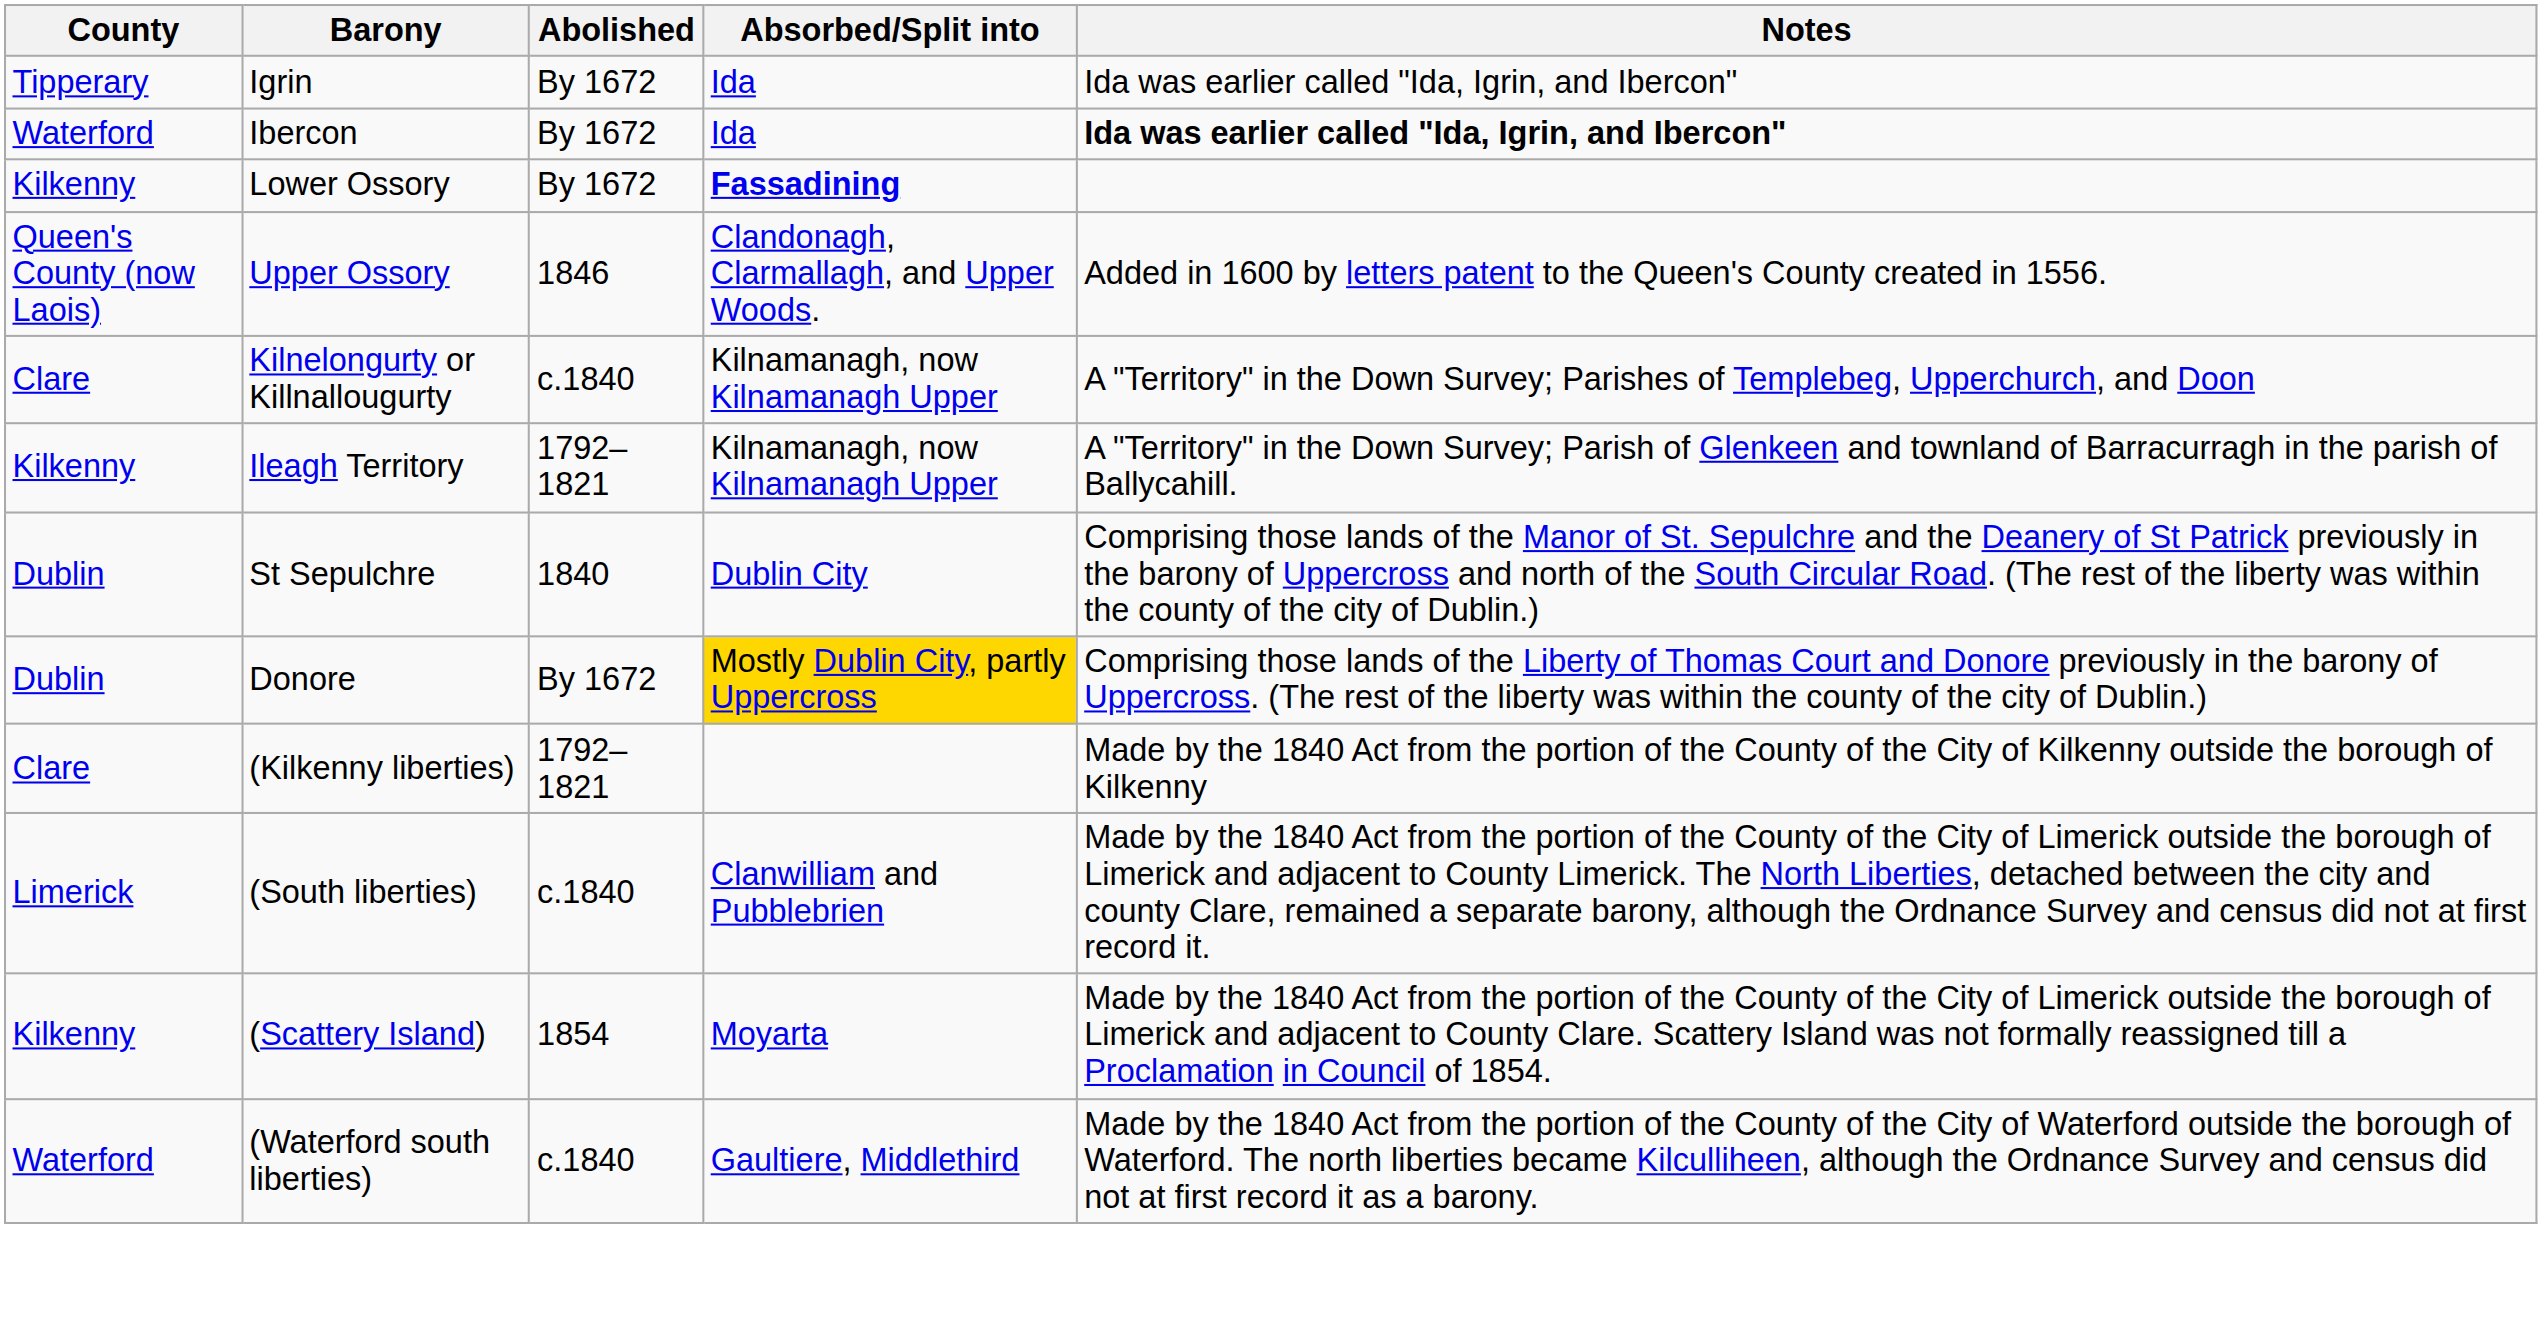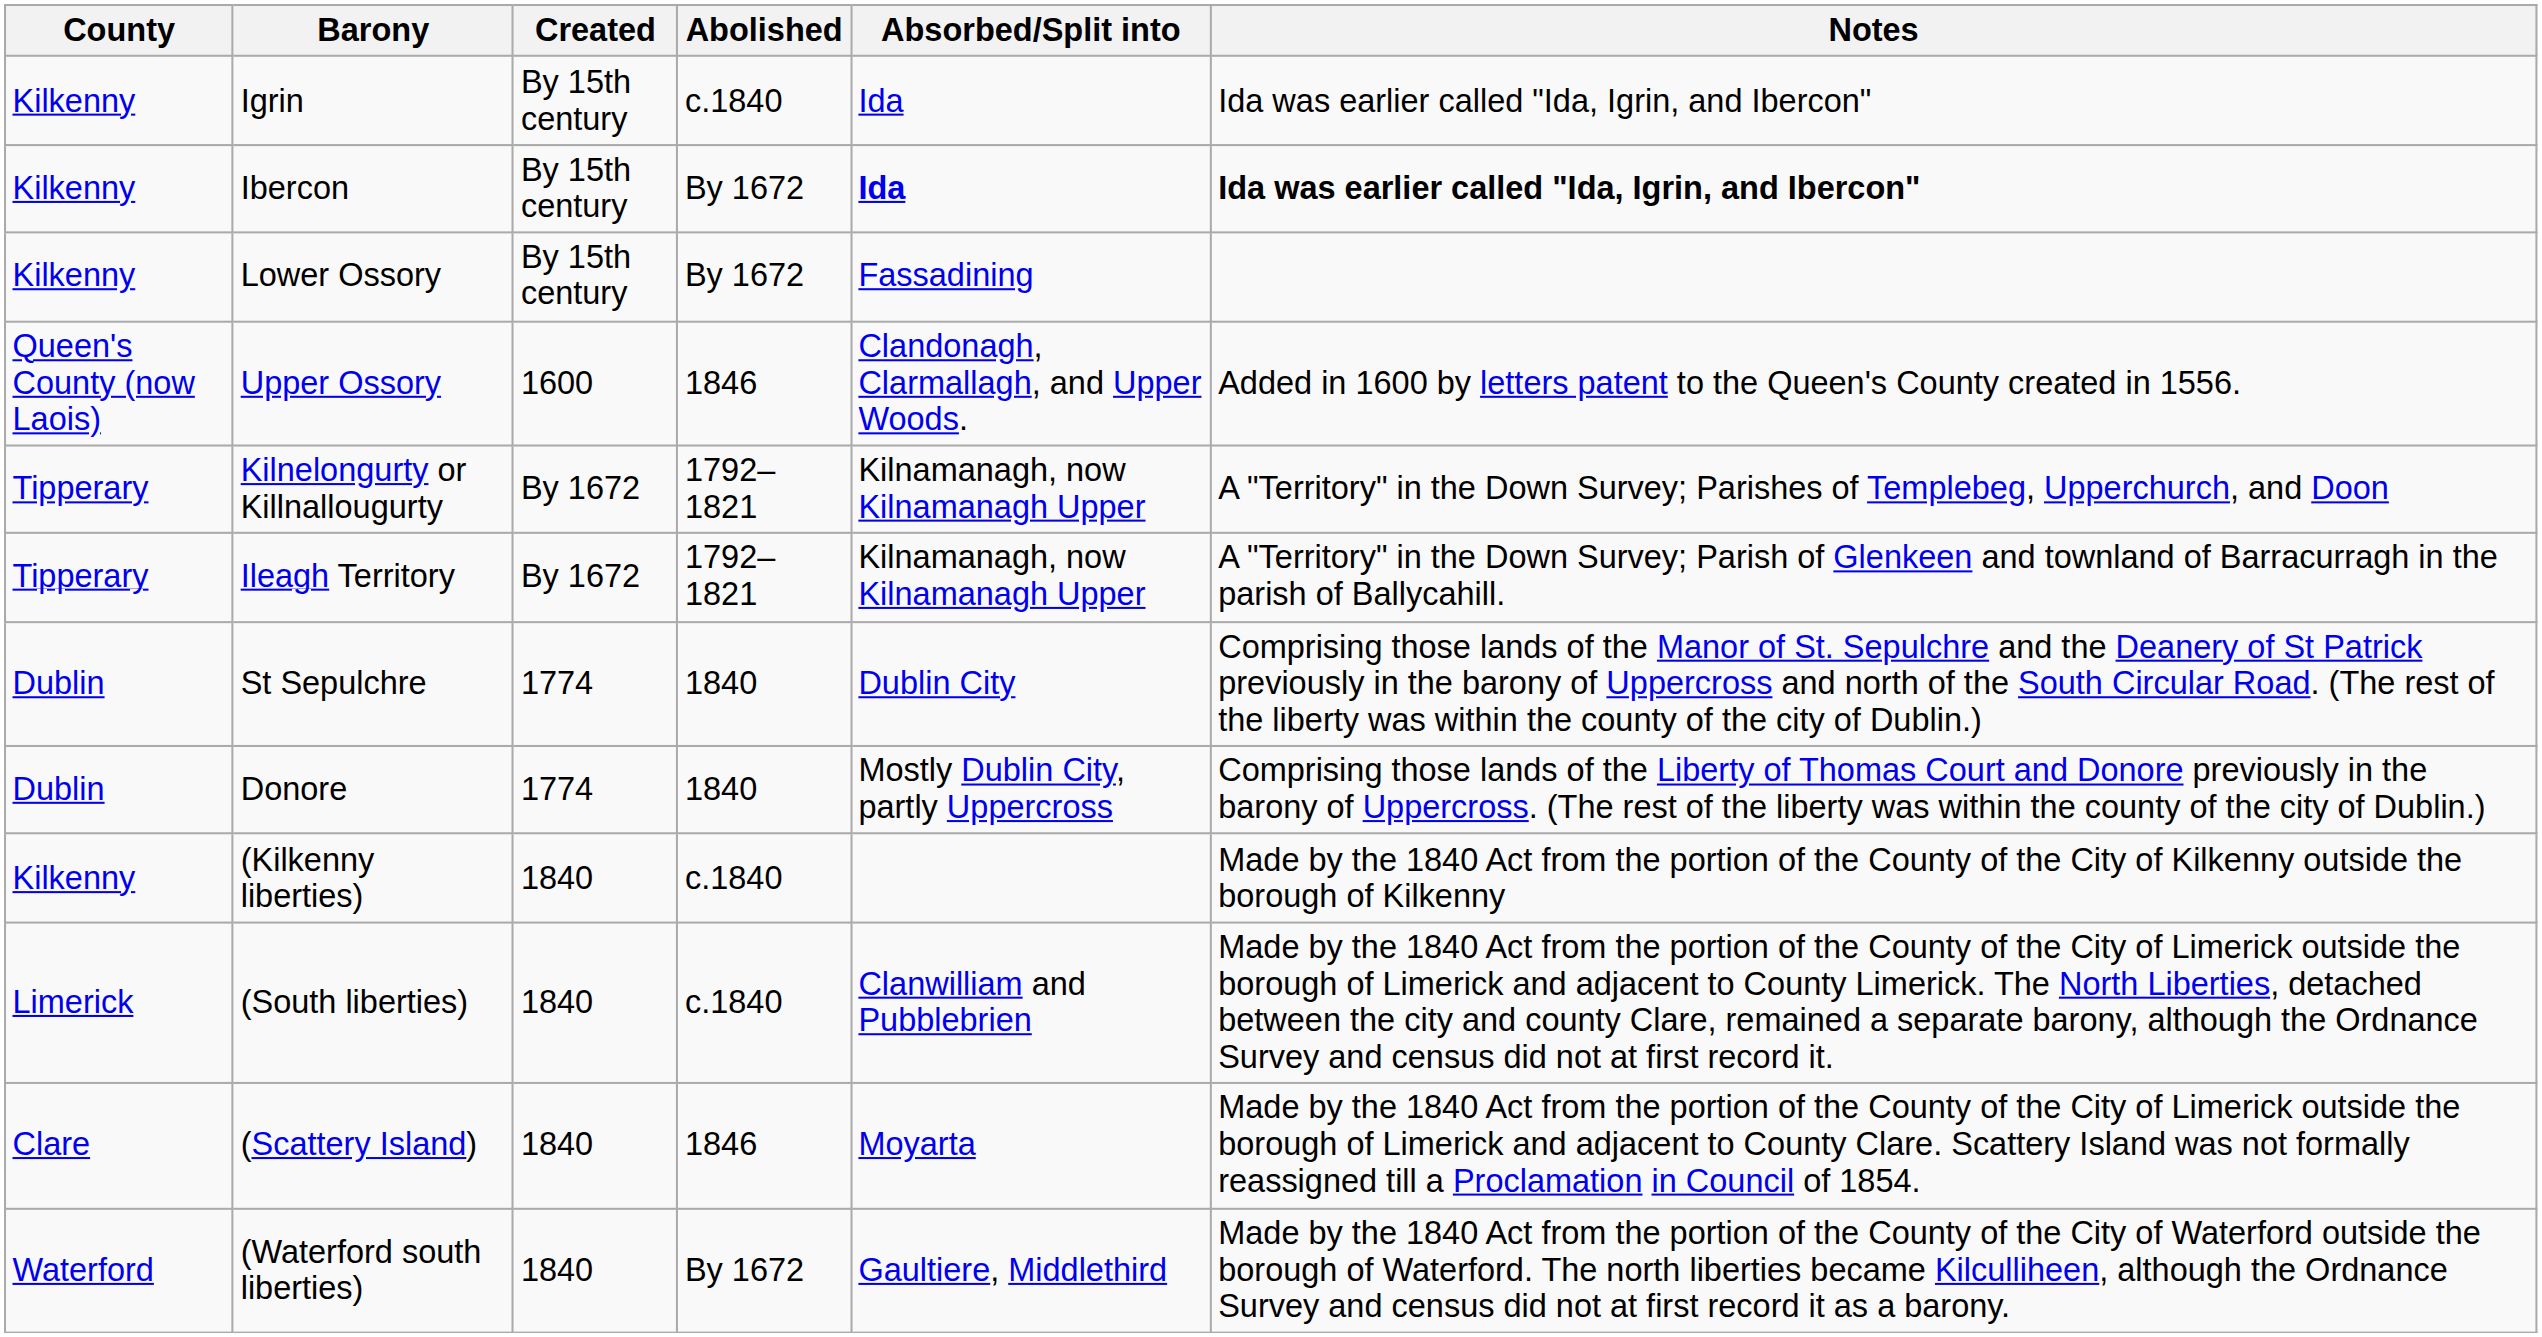+ column: (595, 30)
(80, 81) Tipperary -> (74, 100) Kilkenny
(597, 81) By 1672 -> (734, 100) c.1840
(83, 133) Waterford -> (74, 188) Kilkenny
(733, 133) normal -> (882, 188) bold
(805, 184) bold -> (946, 276) normal
(51, 379) Clare -> (80, 488) Tipperary
(586, 379) c.1840 -> (730, 488) 1792–1821
(74, 467) Kilkenny -> (80, 576) Tipperary
(597, 679) By 1672 -> (721, 789) 1840
(888, 679) gold background -> (992, 789) no background
(51, 767) Clare -> (74, 877) Kilkenny
(582, 767) 1792–1821 -> (734, 877) c.1840
(74, 1035) Kilkenny -> (51, 1144) Clare
(573, 1035) 1854 -> (721, 1144) 1846
(586, 1159) c.1840 -> (745, 1269) By 1672
